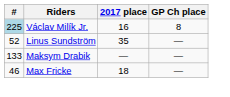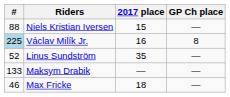+ row: (70, 27)
